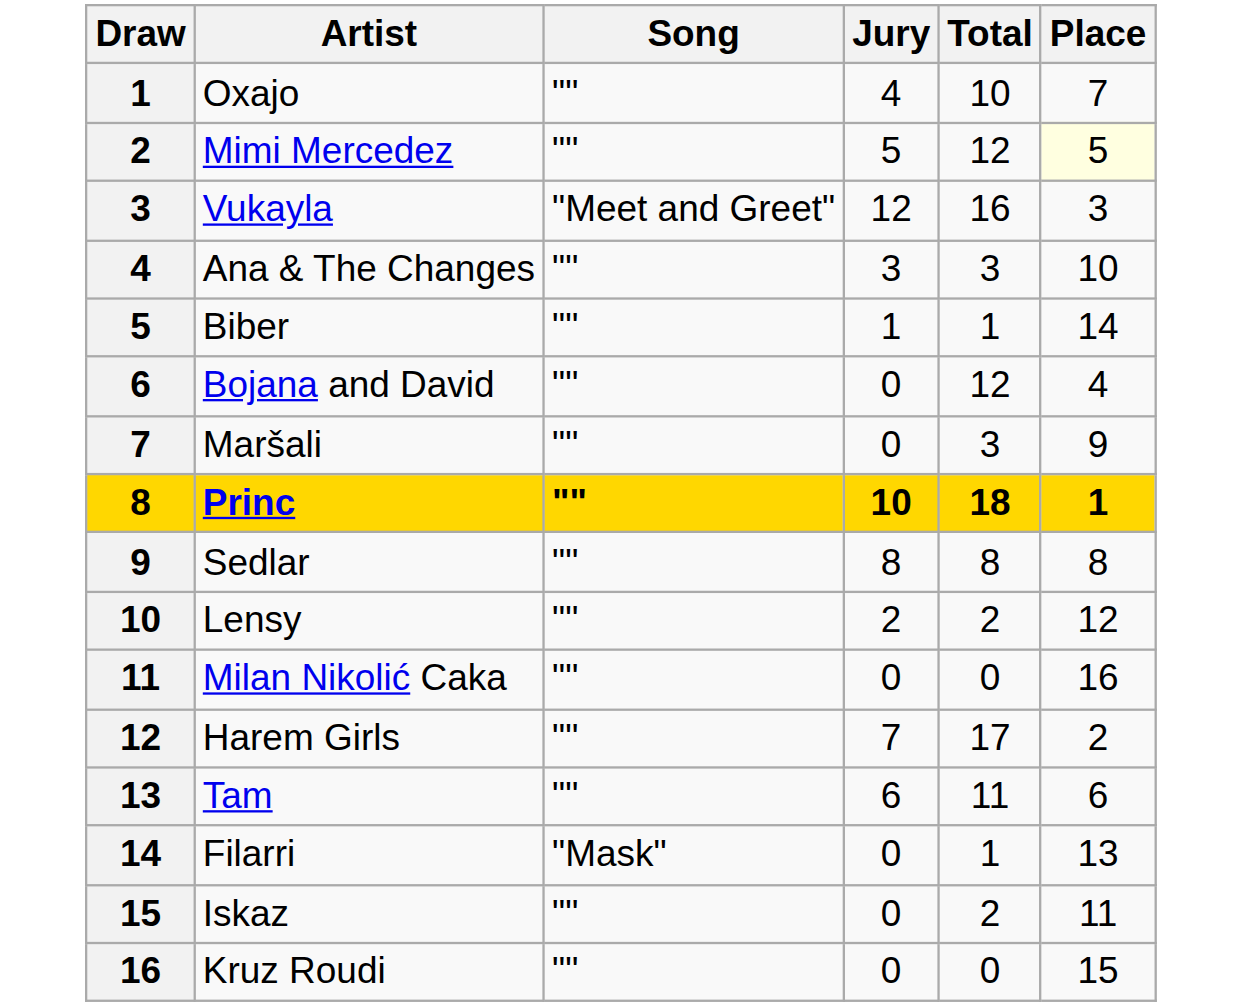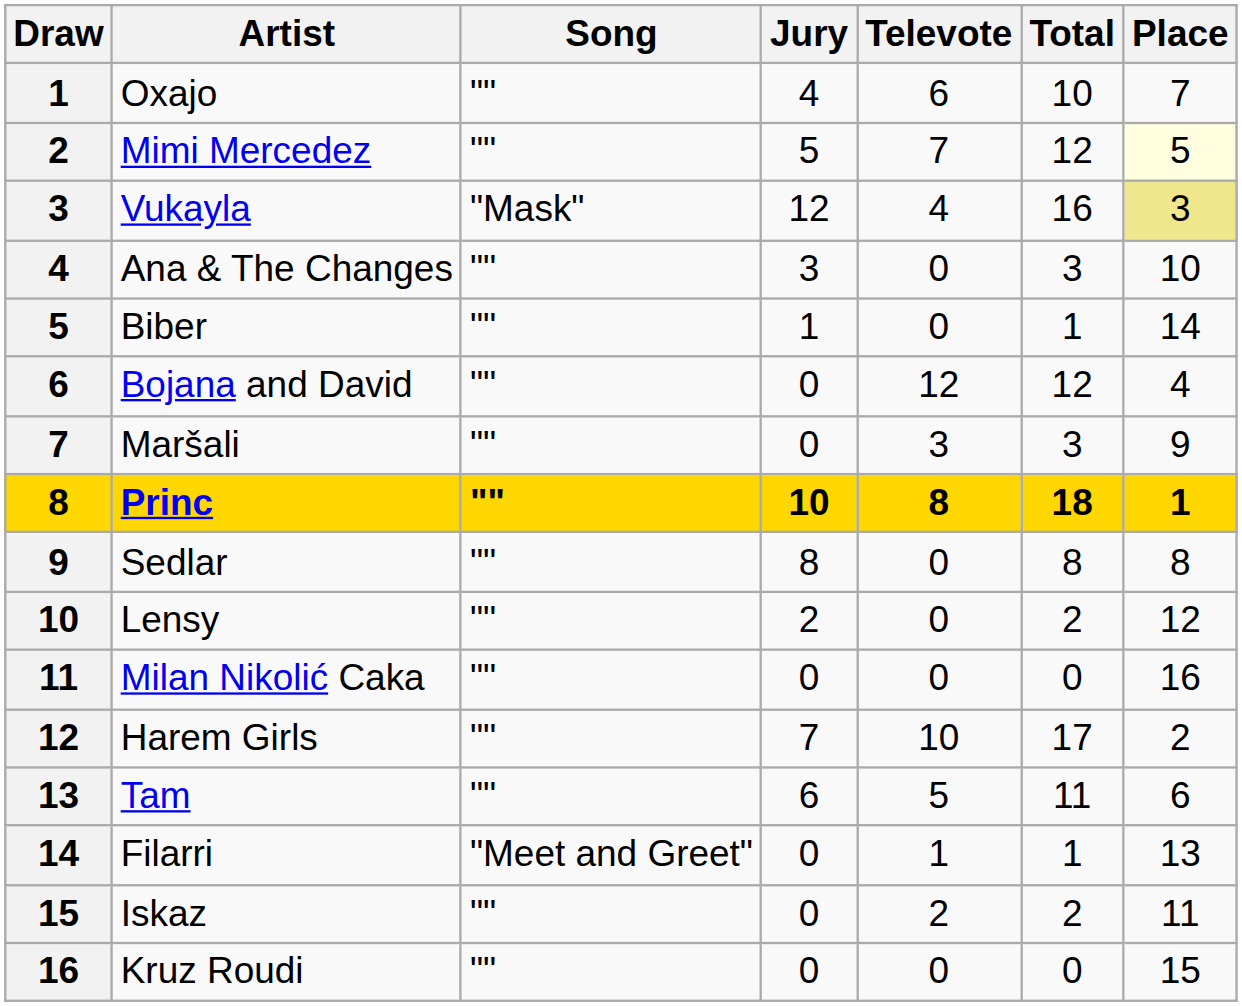+ column: (939, 33)
(694, 209) "Meet and Greet" -> (527, 209) "Mask"
(1098, 209) no background -> (1180, 209) khaki background
(609, 854) "Mask" -> (611, 854) "Meet and Greet"
